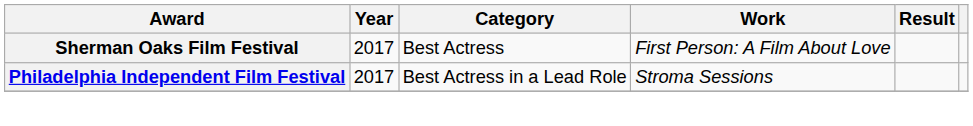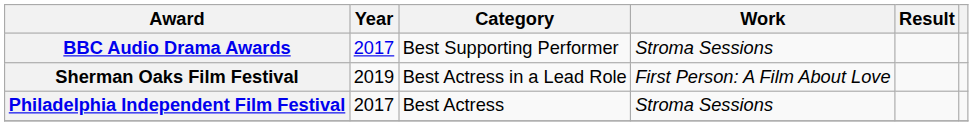+ row: (177, 47)
(374, 47) 2017 -> (374, 76) 2019
(453, 47) Best Actress -> (515, 76) Best Actress in a Lead Role
(515, 76) Best Actress in a Lead Role -> (453, 105) Best Actress
